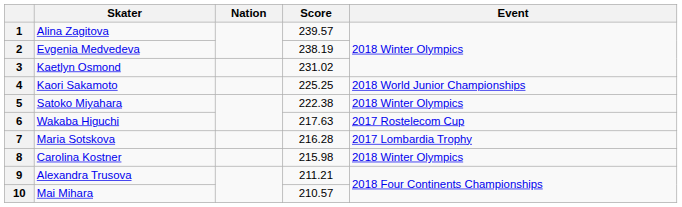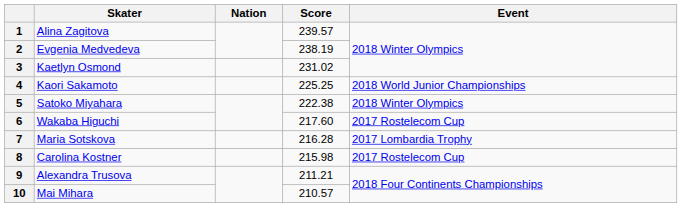(316, 121) 217.63 -> (316, 121) 217.60
(408, 157) 2018 Winter Olympics -> (408, 157) 2017 Rostelecom Cup
